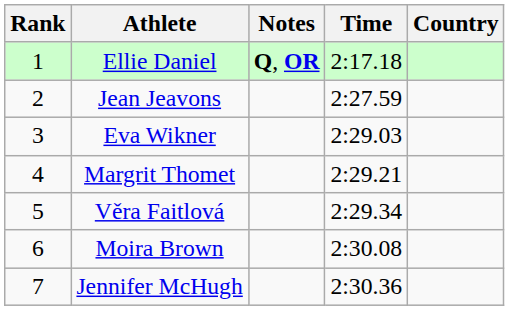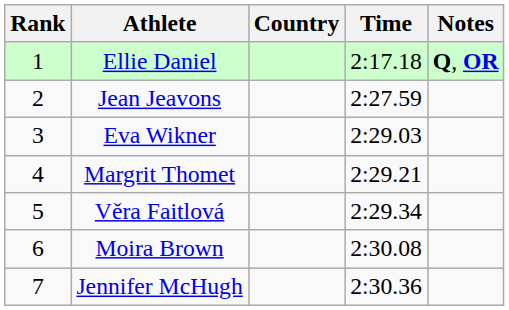columns swapped: (456, 23) <-> (287, 23)
